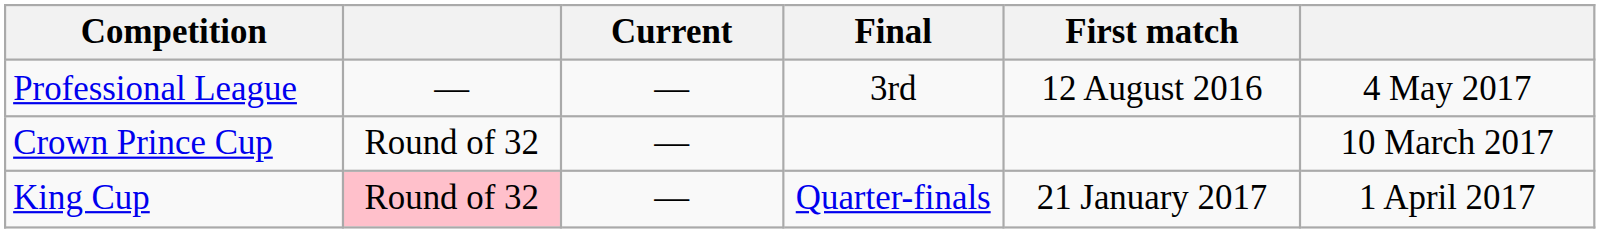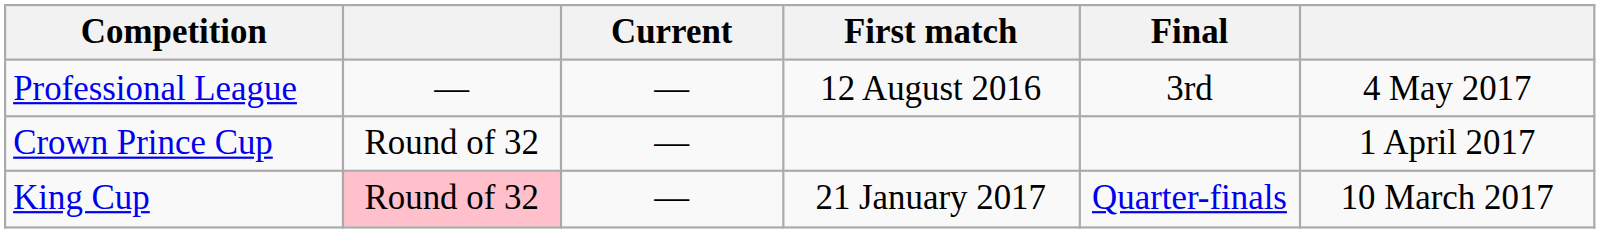columns swapped: (893, 32) <-> (1152, 32)
(1447, 142) 10 March 2017 -> (1447, 142) 1 April 2017
(1447, 198) 1 April 2017 -> (1447, 198) 10 March 2017
